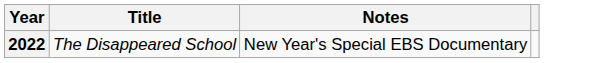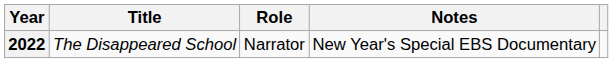+ column: (274, 17)
